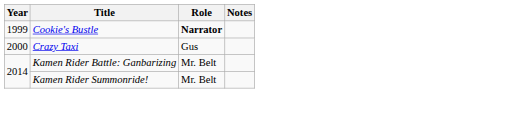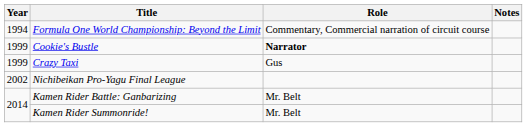+ row: (147, 29)
(17, 46) 2000 -> (17, 63) 1999
+ row: (109, 79)
